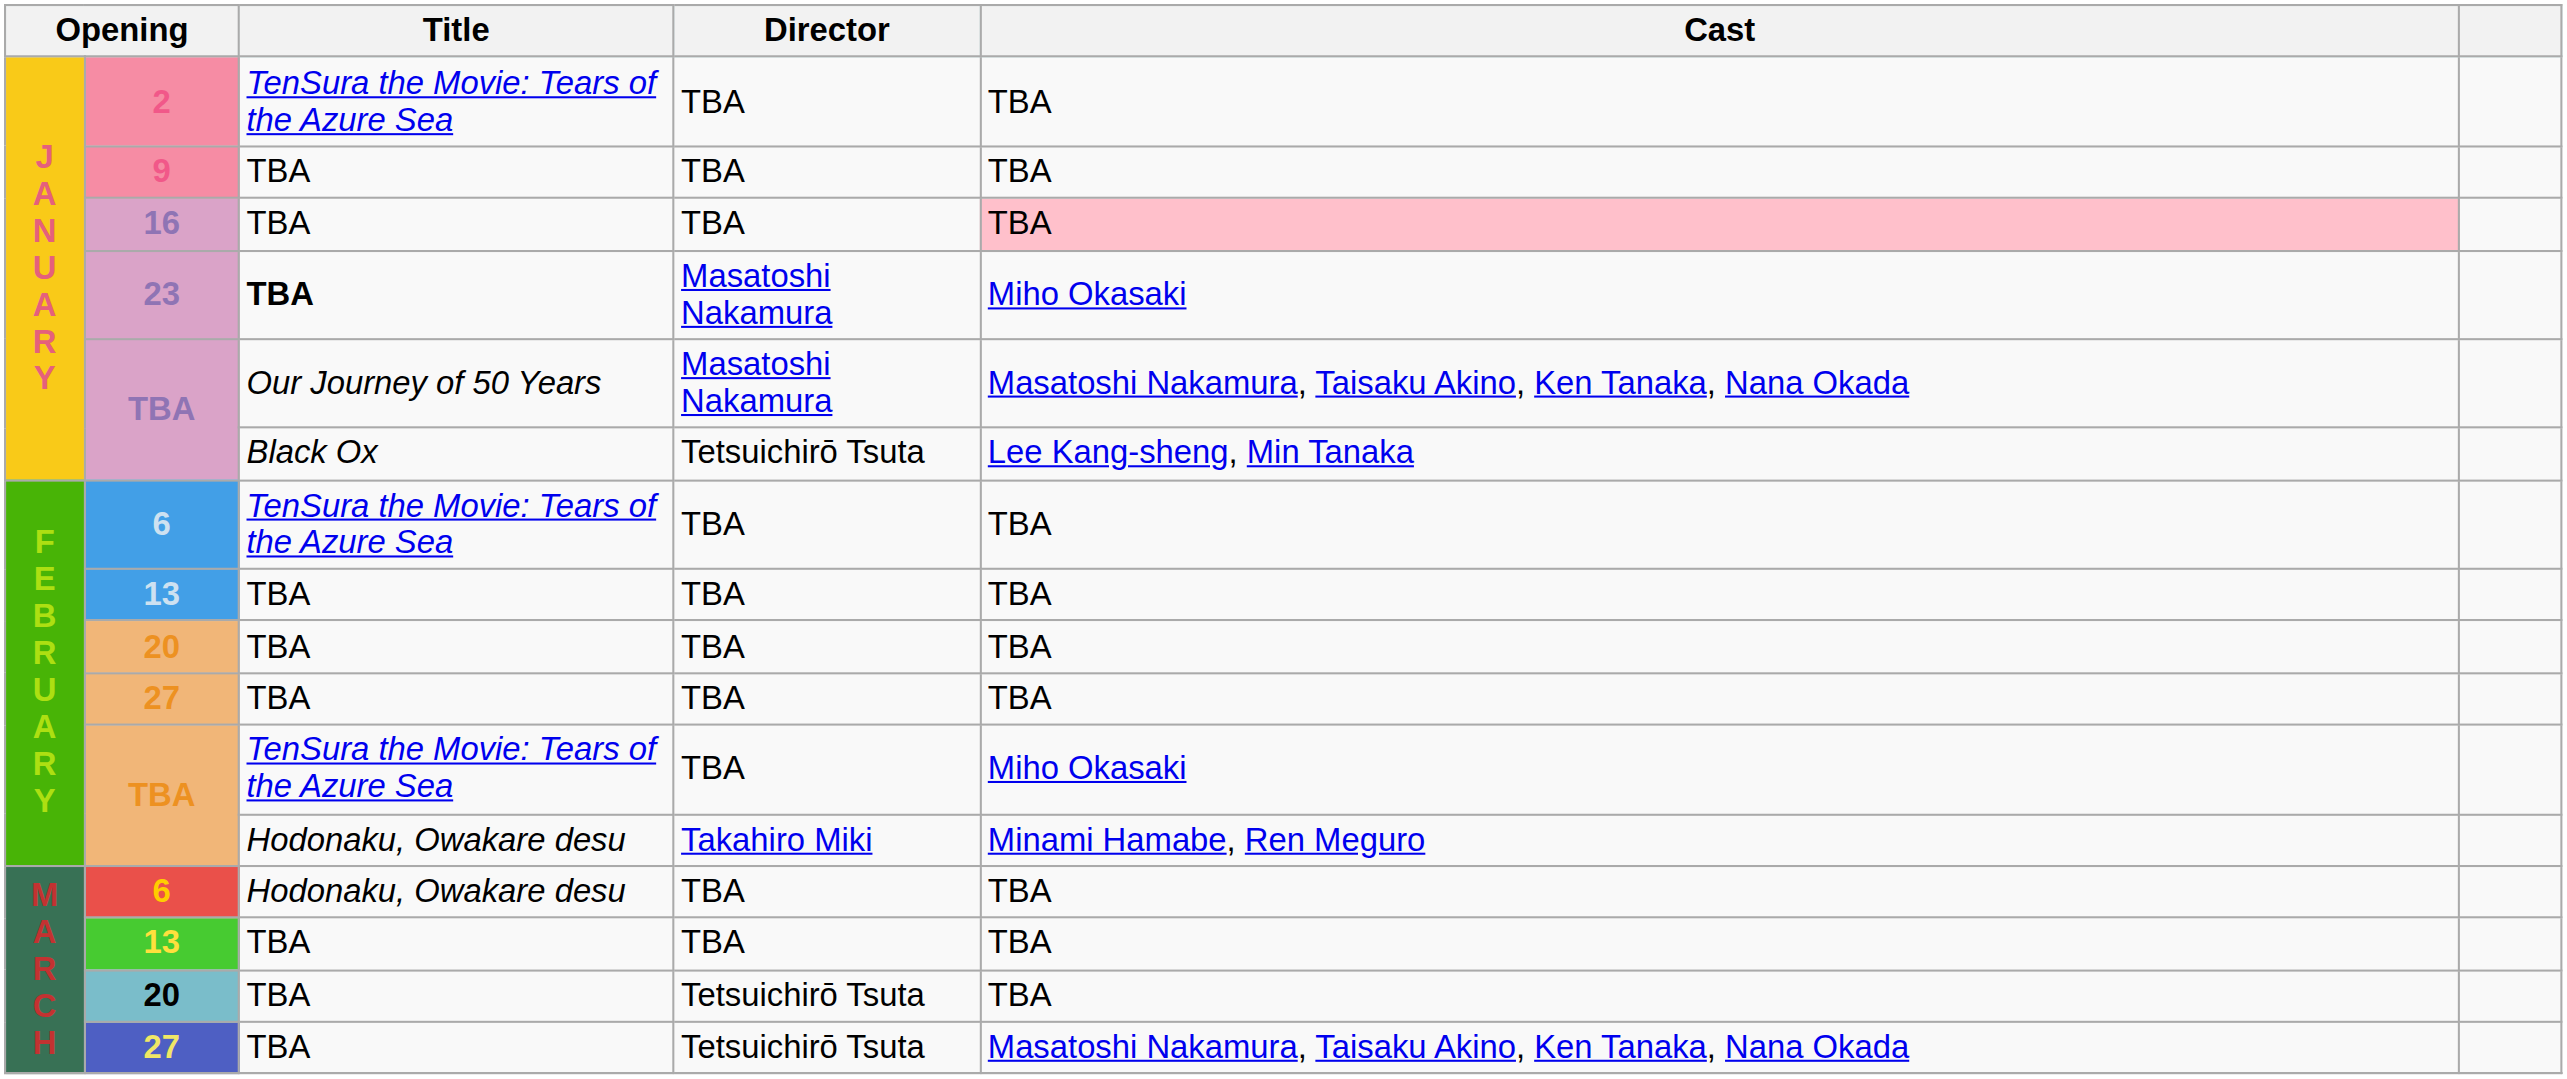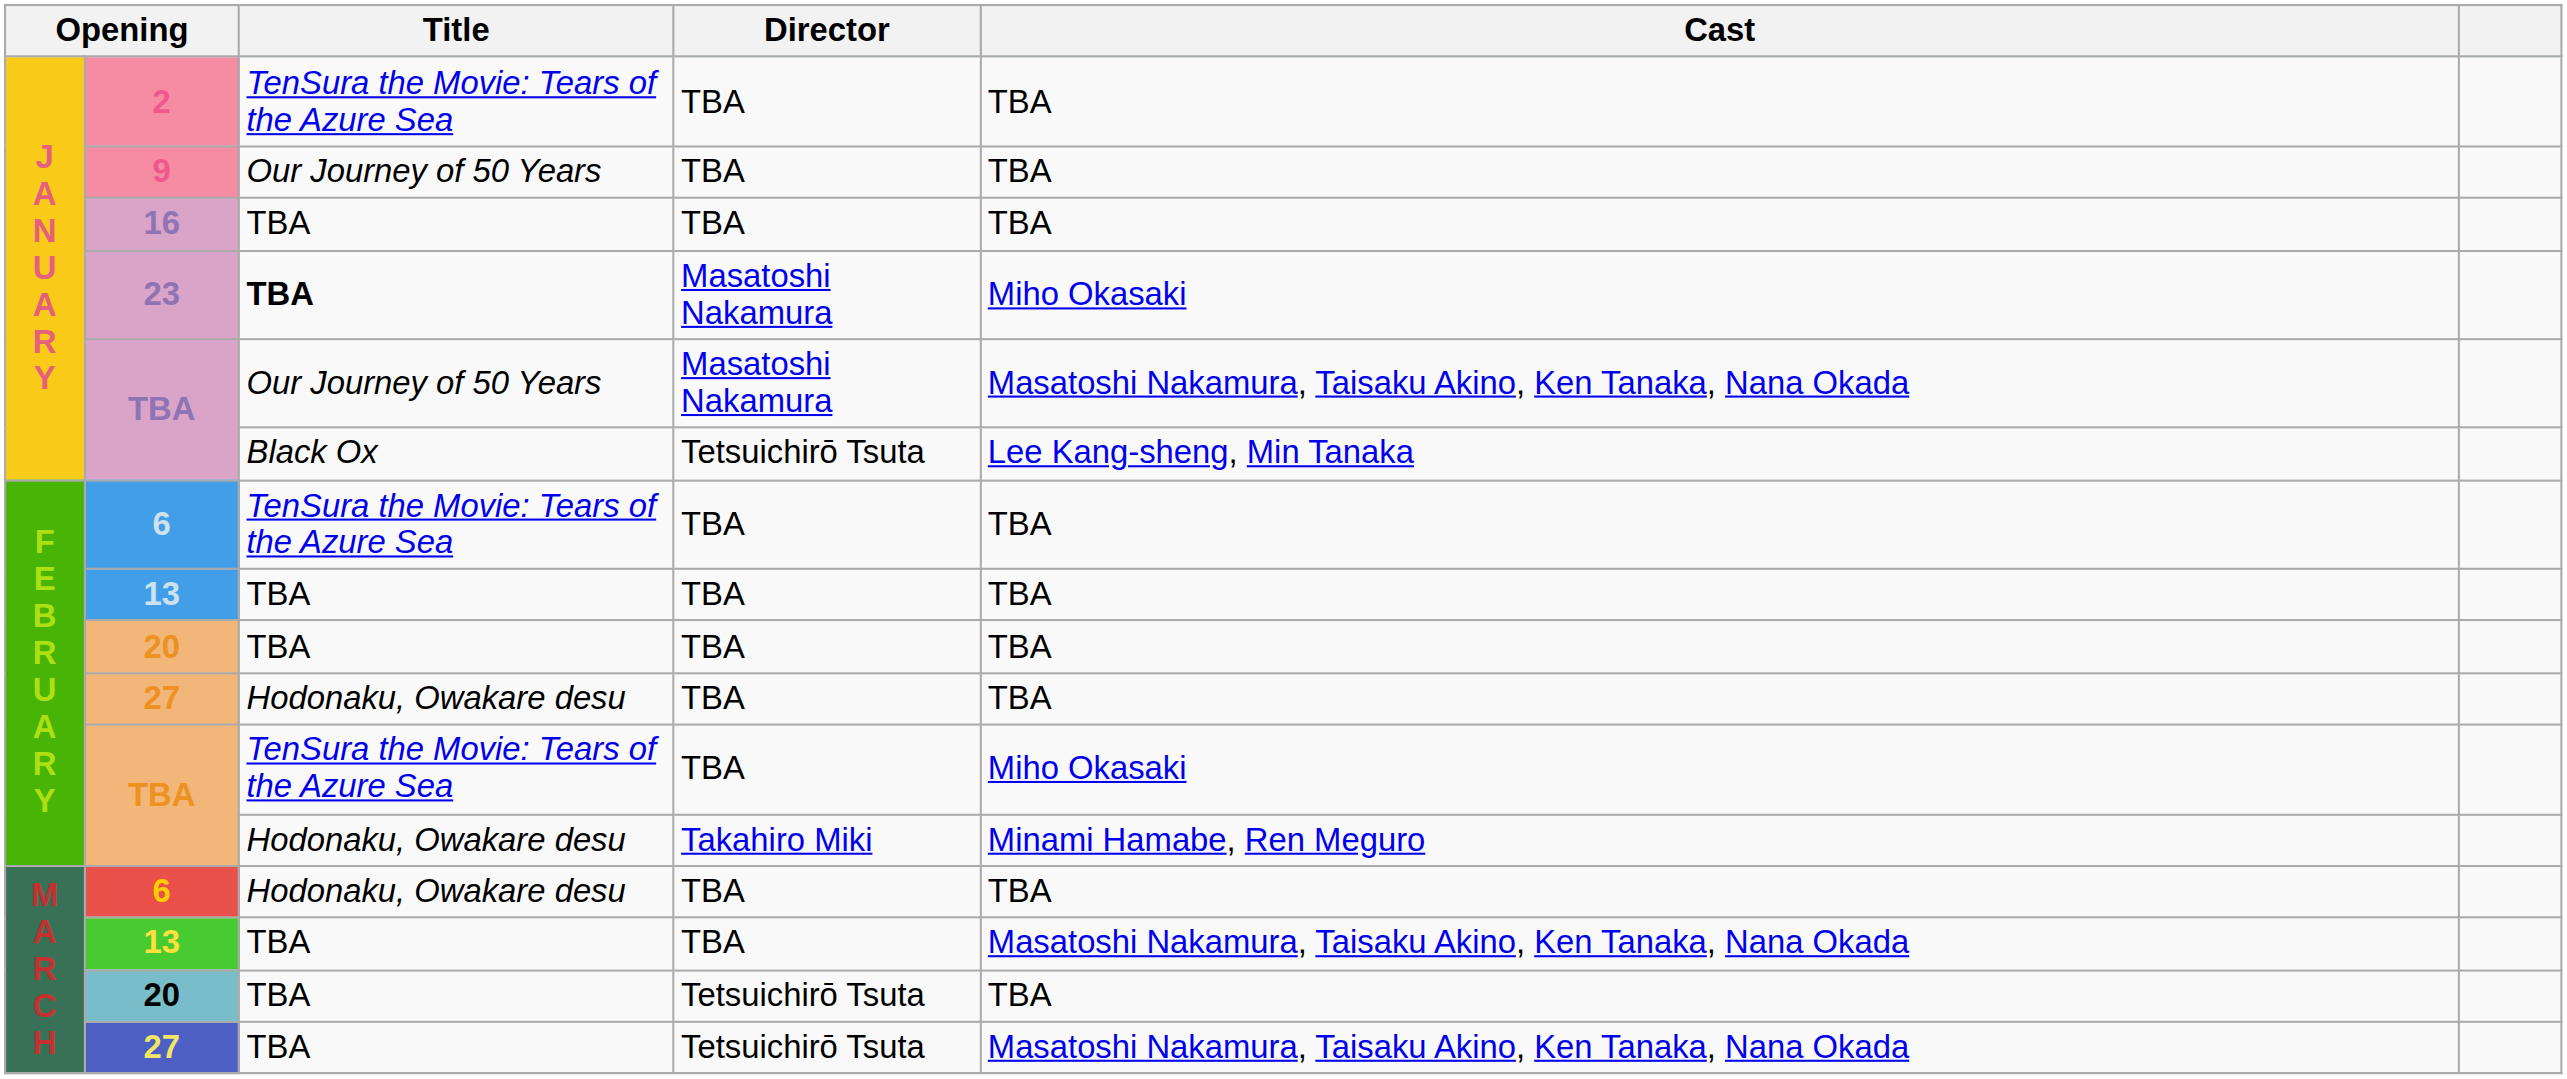(278, 171) TBA -> (424, 171) Our Journey of 50 Years
(1020, 223) pink background -> (1020, 223) no background
(278, 698) TBA -> (436, 698) Hodonaku, Owakare desu
(1020, 943) TBA -> (1449, 943) Masatoshi Nakamura, Taisaku Akino, Ken Tanaka, Nana Okada
